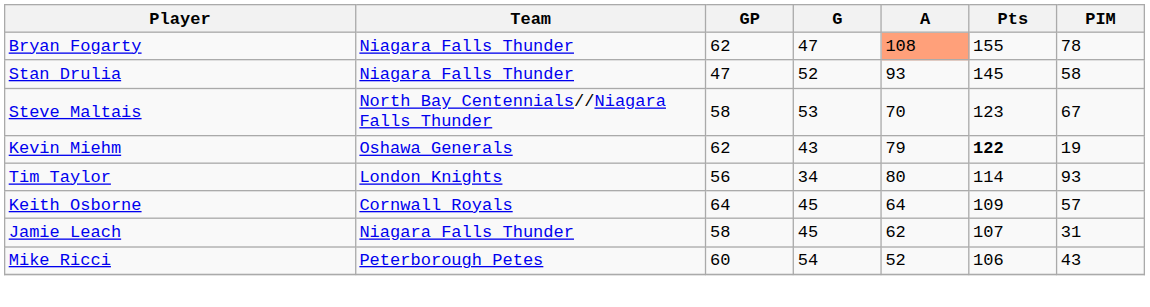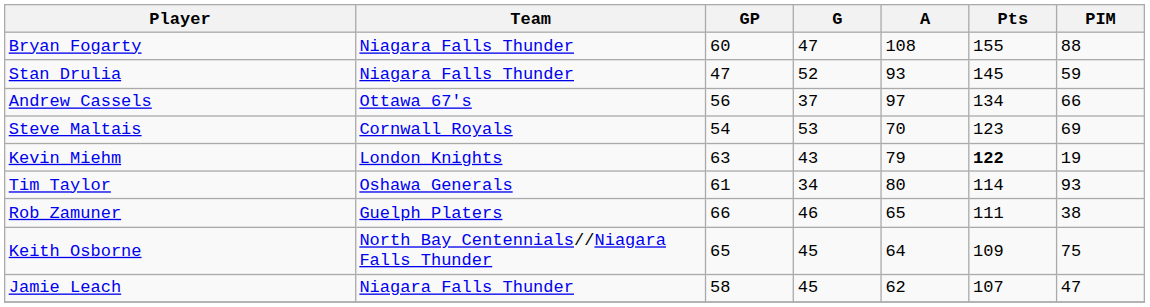(720, 46) 62 -> (720, 46) 60
(901, 46) lightsalmon background -> (901, 46) no background
(1071, 46) 78 -> (1071, 46) 88
(1071, 74) 58 -> (1071, 74) 59
+ row: (80, 102)
(513, 112) North Bay Centennials//Niagara Falls Thunder -> (436, 130) Cornwall Royals
(720, 112) 58 -> (720, 130) 54
(1071, 112) 67 -> (1071, 130) 69
(436, 149) Oshawa Generals -> (431, 157) London Knights
(720, 149) 62 -> (720, 157) 63
(431, 177) London Knights -> (436, 185) Oshawa Generals
(720, 177) 56 -> (720, 185) 61
+ row: (65, 213)
(436, 205) Cornwall Royals -> (513, 250) North Bay Centennials//Niagara Falls Thunder
(720, 205) 64 -> (720, 250) 65
(1071, 205) 57 -> (1071, 250) 75
(1071, 232) 31 -> (1071, 288) 47
- row: (60, 260)
